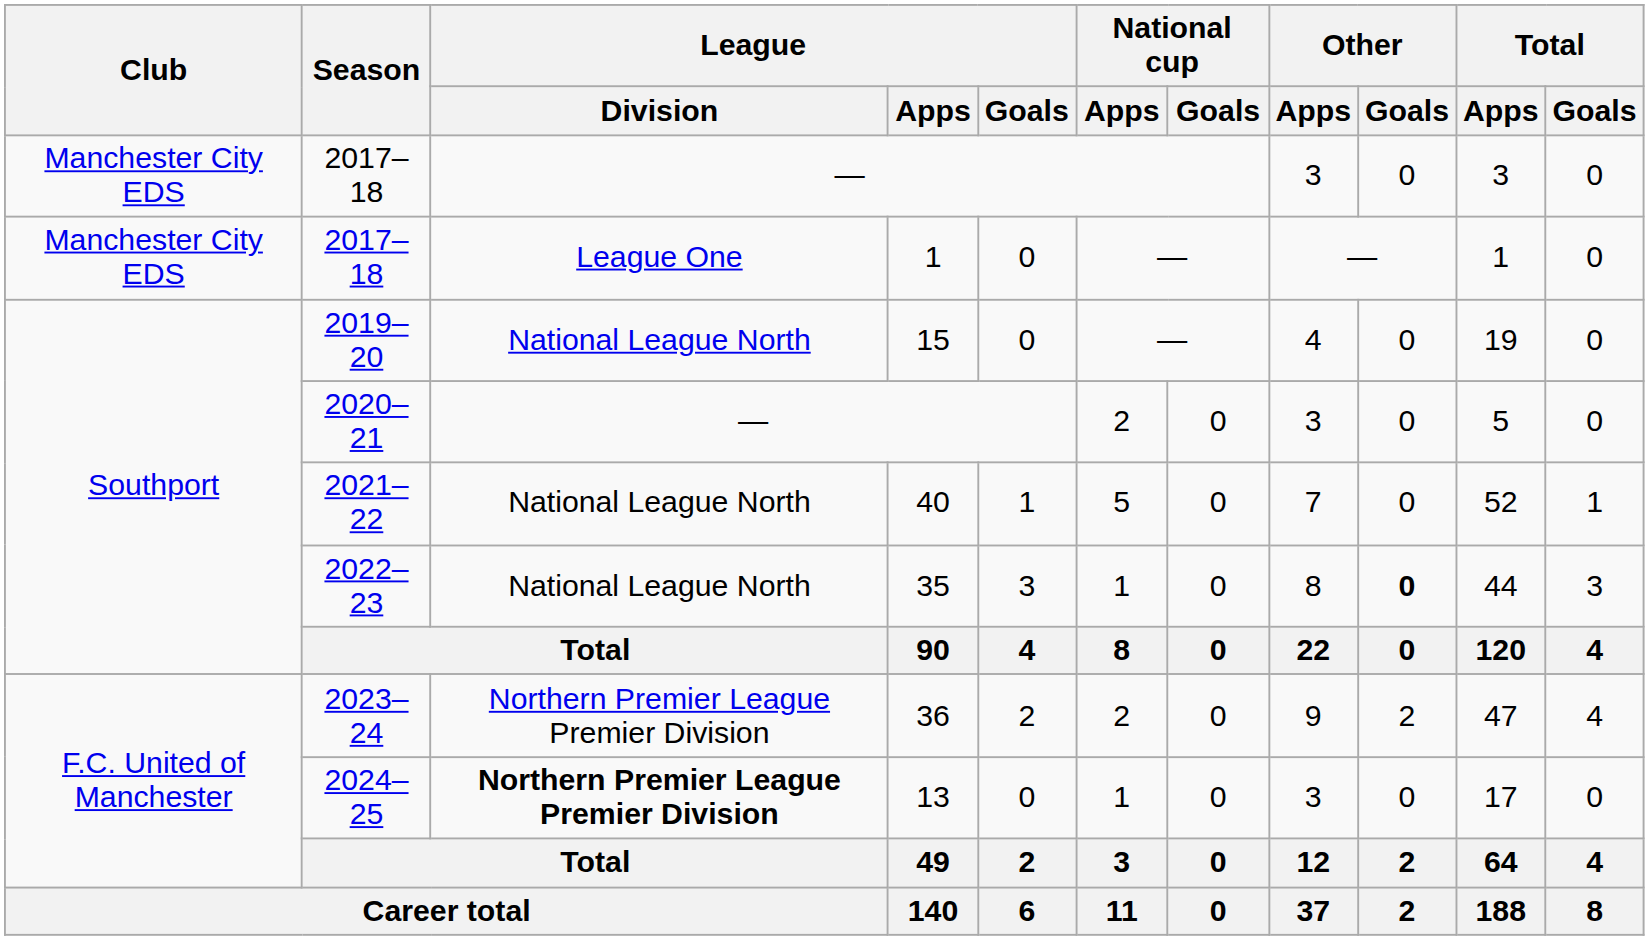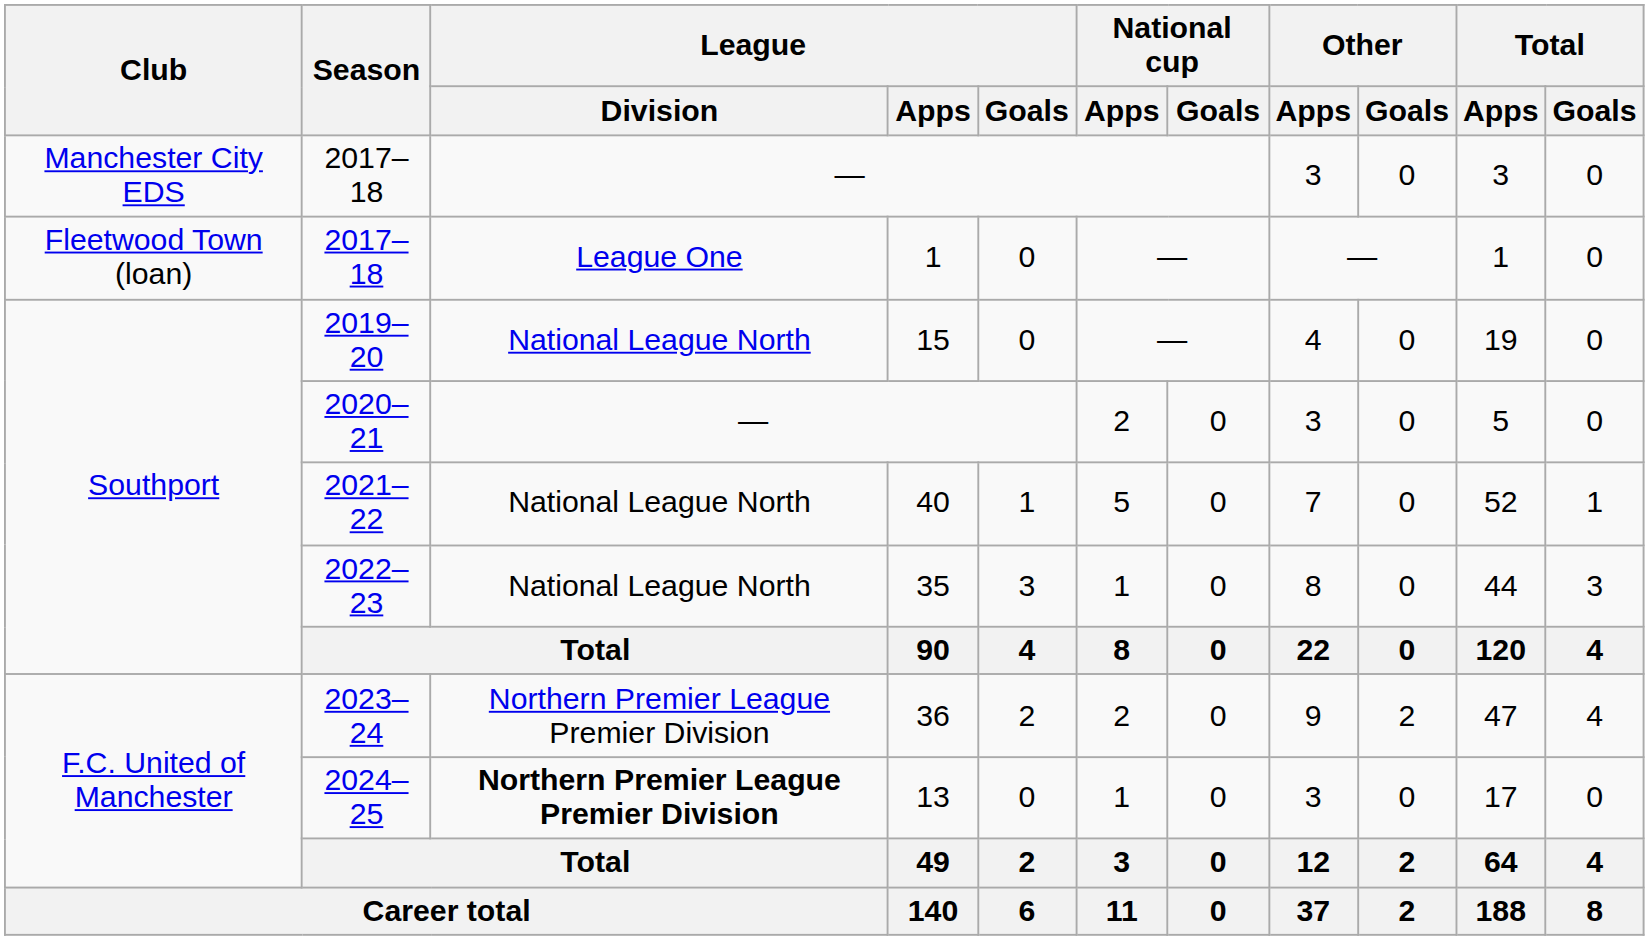(154, 257) Manchester City EDS -> (154, 257) Fleetwood Town (loan)
(1407, 585) bold -> (1407, 585) normal
